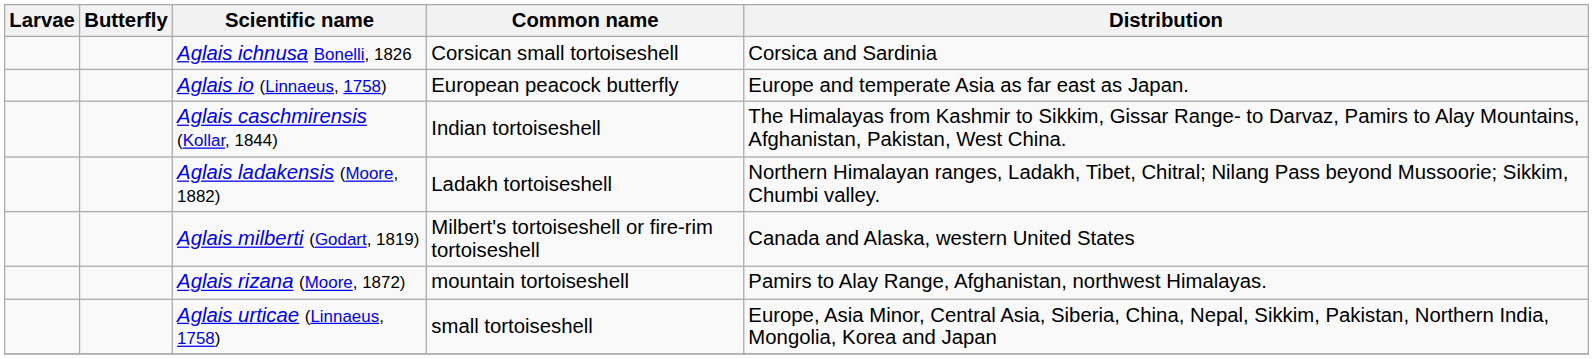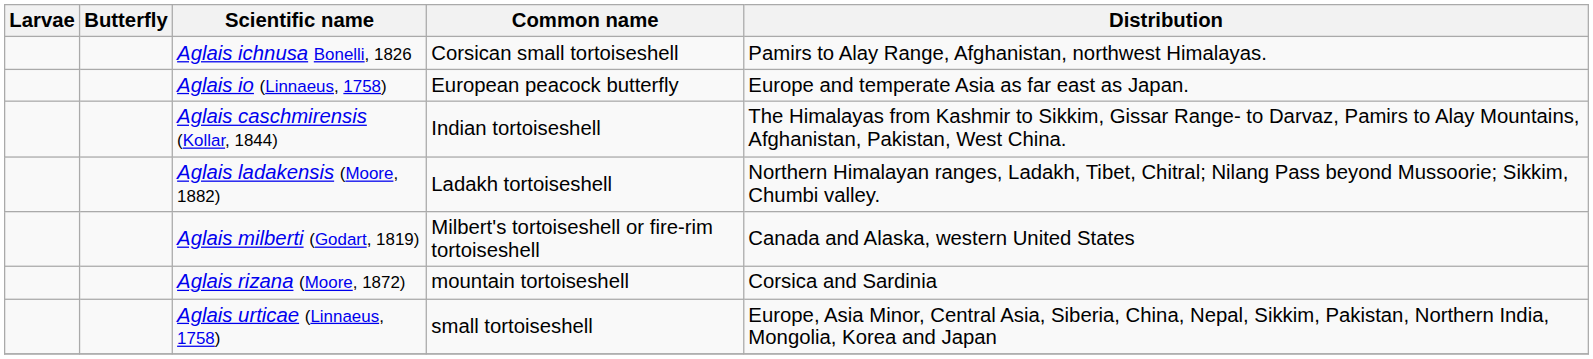(843, 52) Corsica and Sardinia -> (1008, 52) Pamirs to Alay Range, Afghanistan, northwest Himalayas.
(1008, 282) Pamirs to Alay Range, Afghanistan, northwest Himalayas. -> (843, 282) Corsica and Sardinia
